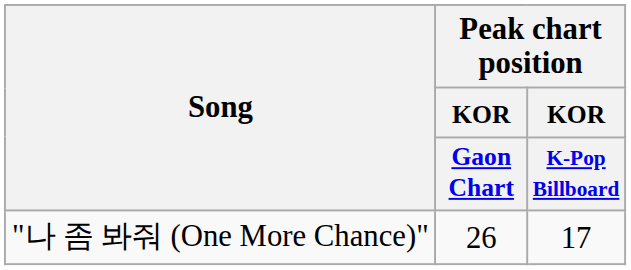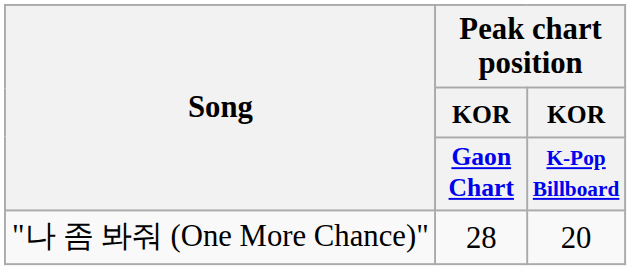(481, 237) 26 -> (481, 237) 28
(576, 237) 17 -> (576, 237) 20
